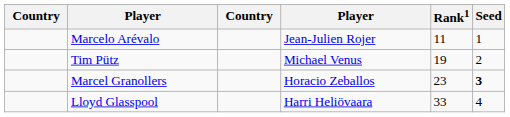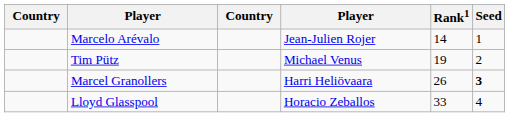(440, 39) 11 -> (440, 39) 14
(329, 80) Horacio Zeballos -> (328, 80) Harri Heliövaara
(440, 80) 23 -> (440, 80) 26
(328, 101) Harri Heliövaara -> (329, 101) Horacio Zeballos
